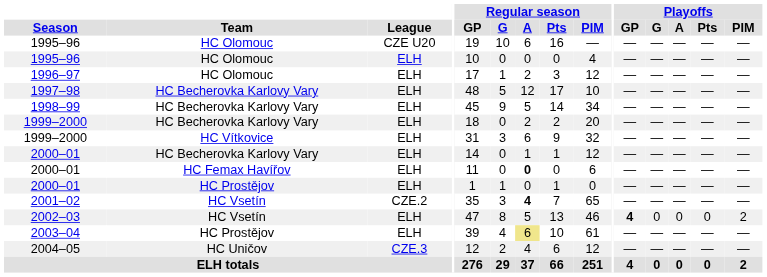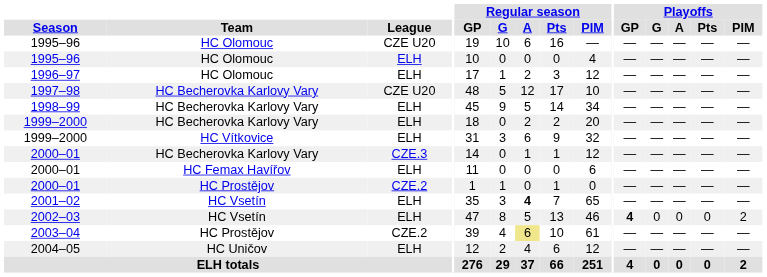(409, 91) ELH -> (409, 91) CZE U20
(409, 154) ELH -> (409, 154) CZE.3
(527, 170) bold -> (527, 170) normal
(409, 185) ELH -> (409, 185) CZE.2
(409, 201) CZE.2 -> (409, 201) ELH
(409, 233) ELH -> (409, 233) CZE.2
(409, 249) CZE.3 -> (409, 249) ELH
